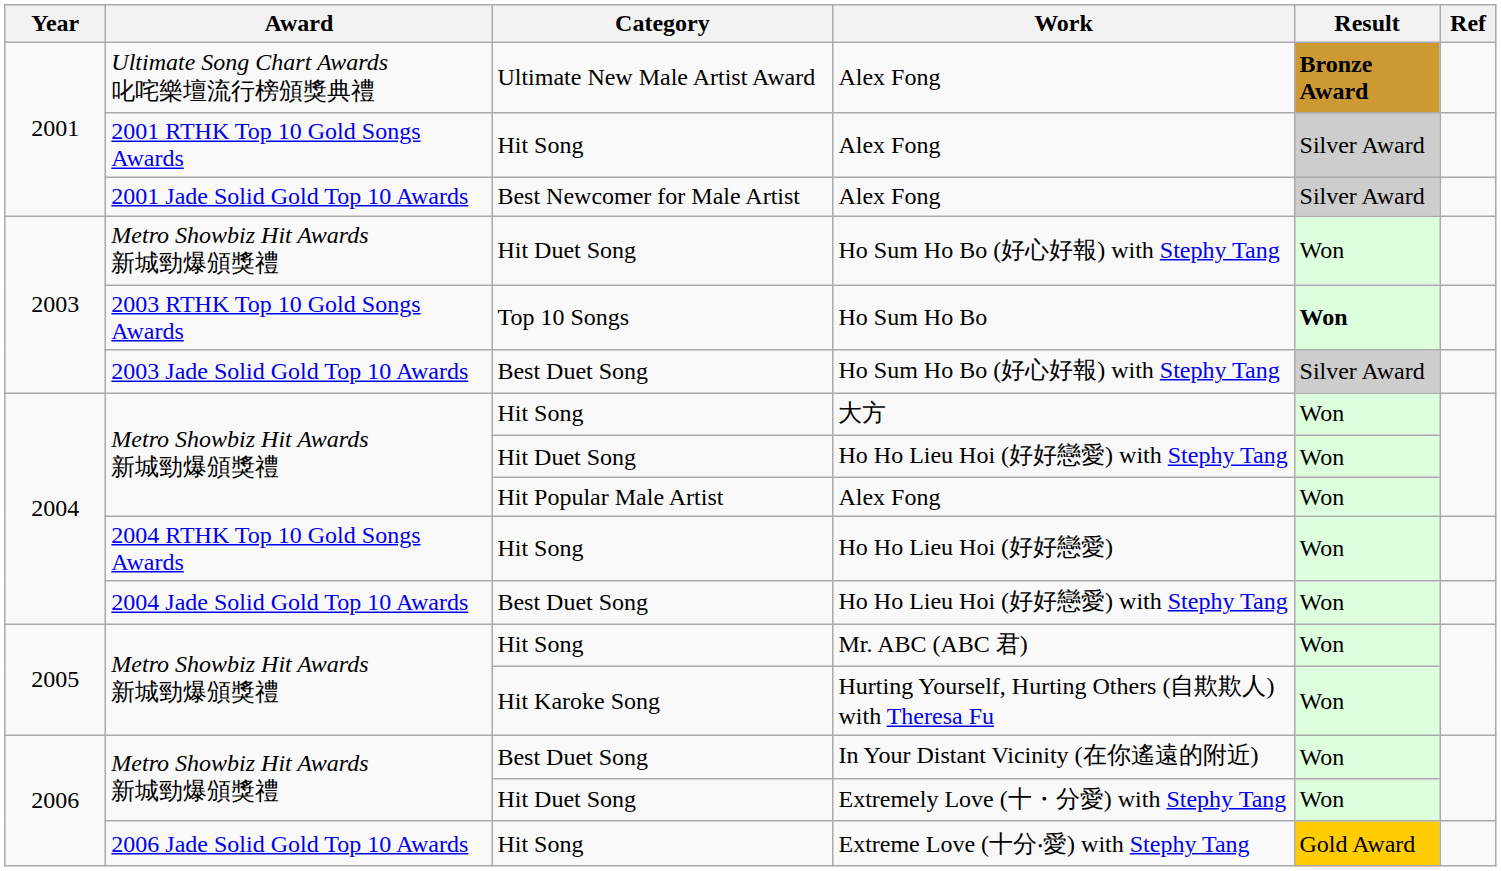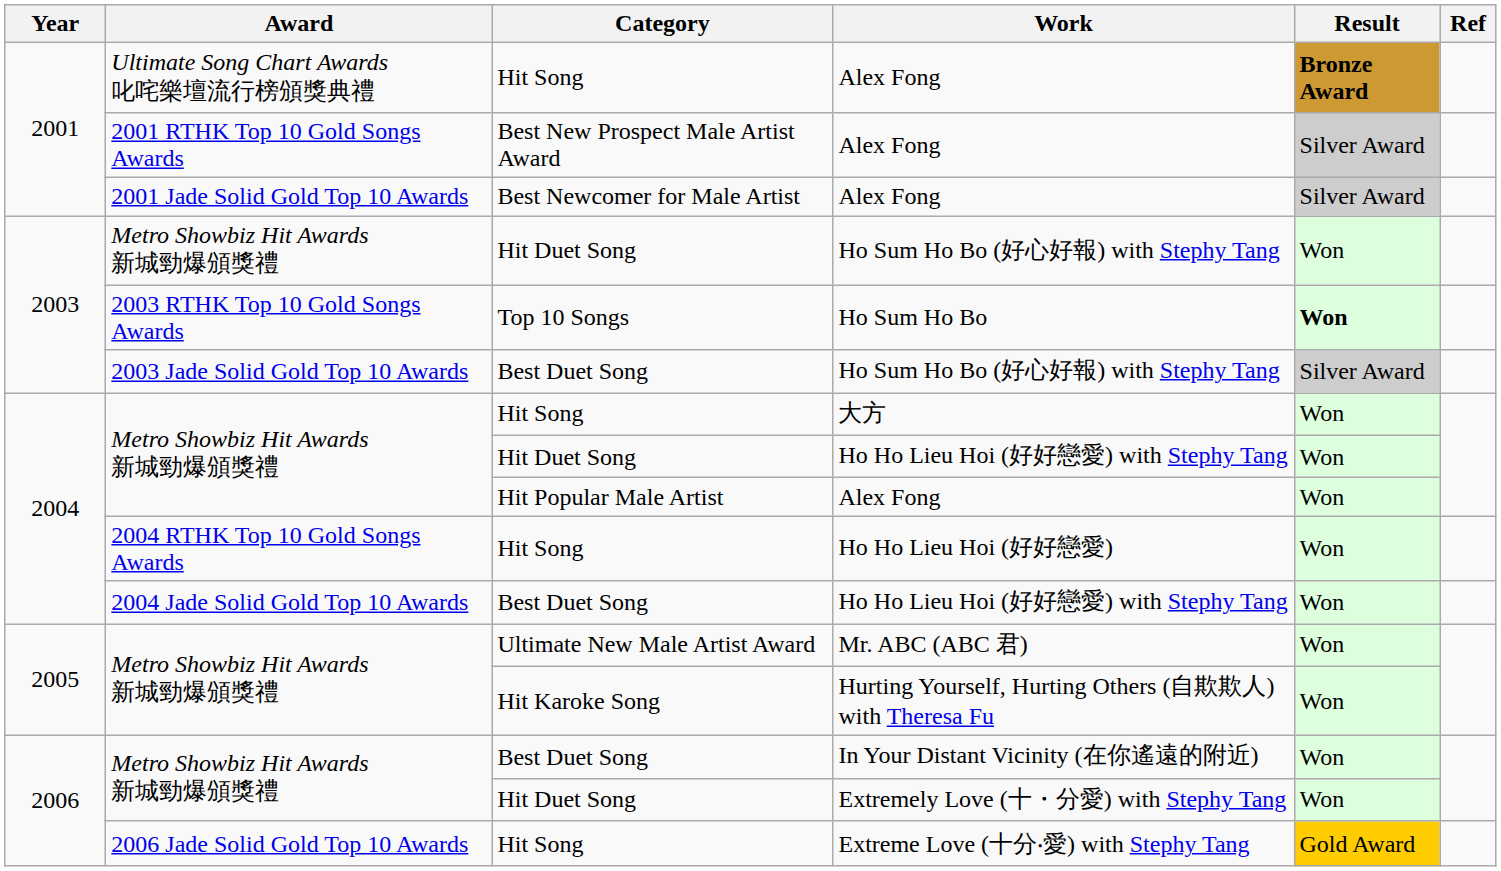(656, 77) Ultimate New Male Artist Award -> (540, 77) Hit Song
(540, 144) Hit Song -> (646, 144) Best New Prospect Male Artist Award
(540, 644) Hit Song -> (656, 644) Ultimate New Male Artist Award
